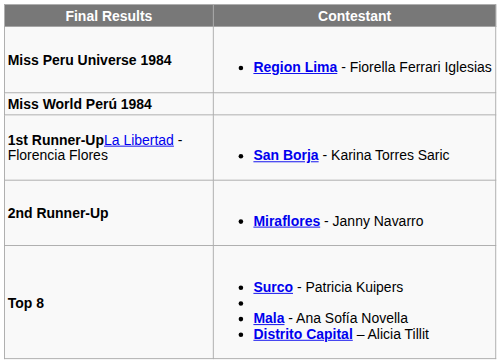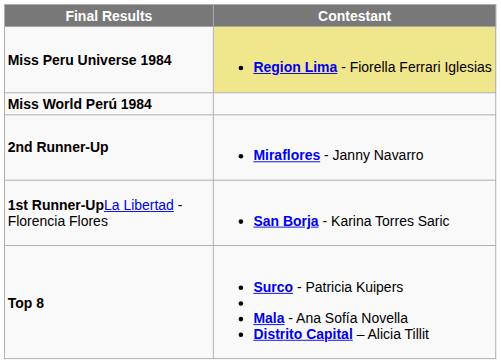(355, 67) no background -> (355, 67) khaki background
rows swapped: (95, 148) <-> (58, 213)
